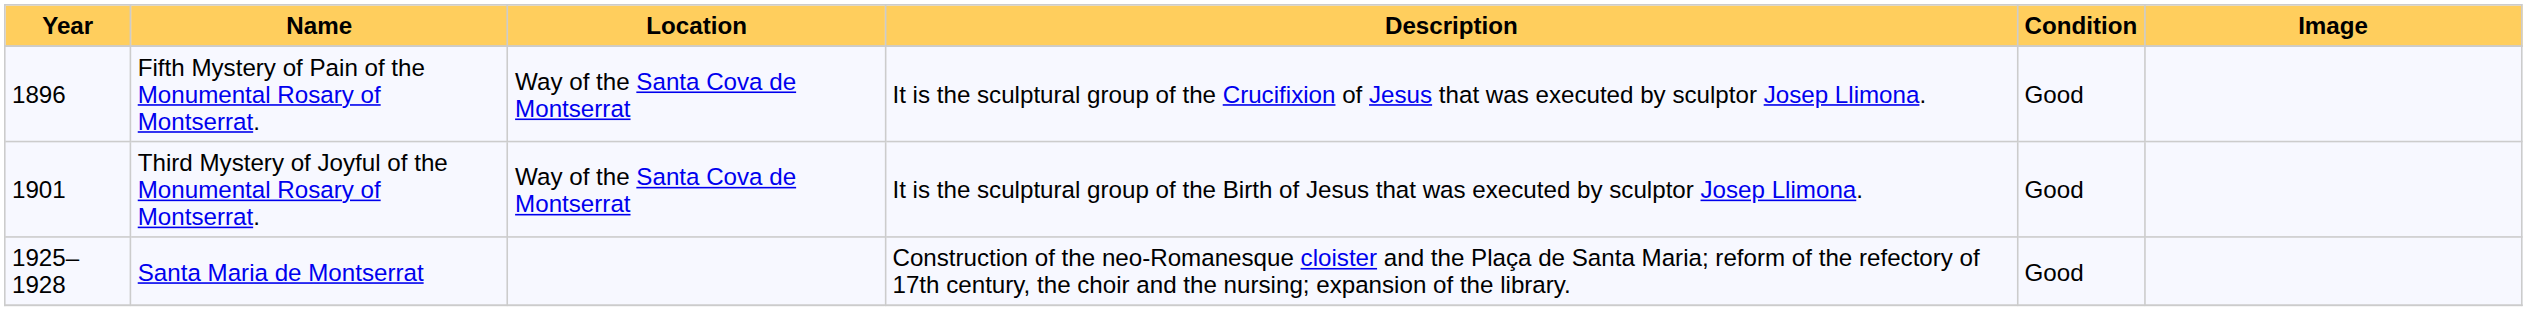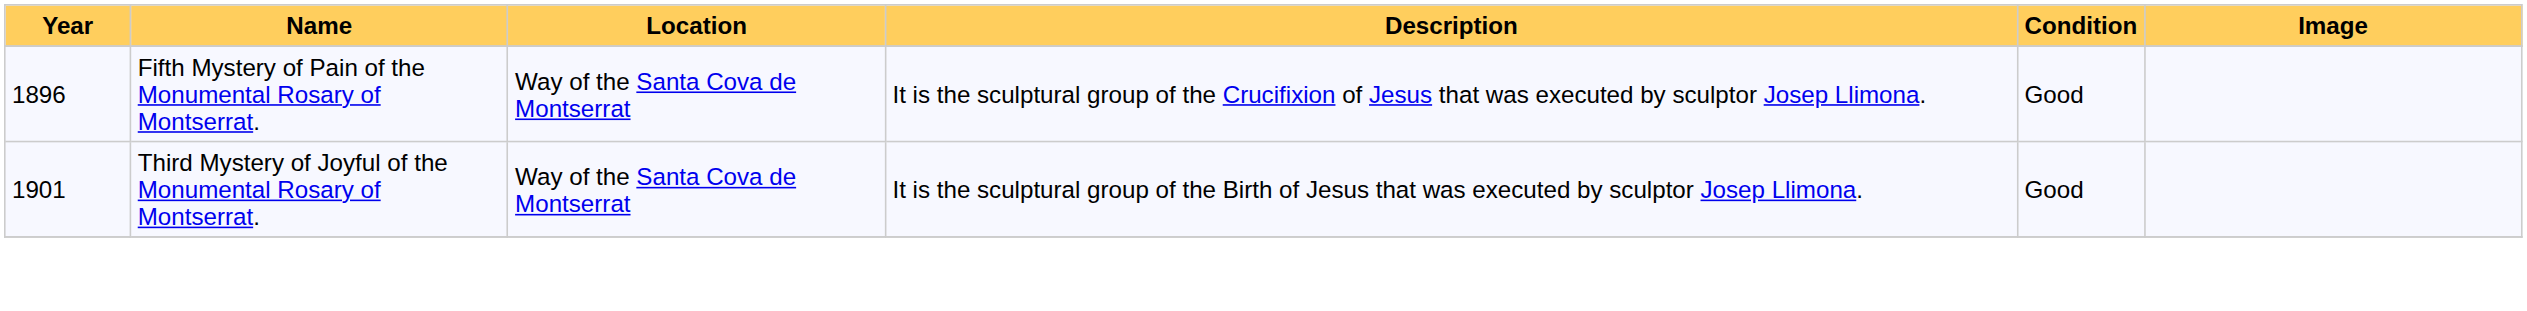- row: (281, 271)
